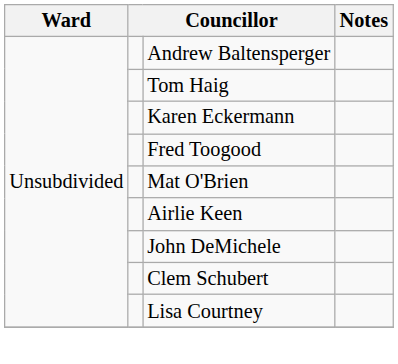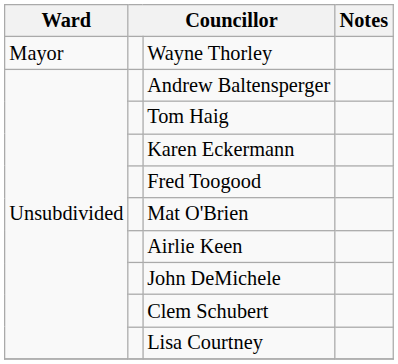+ row: (210, 52)
